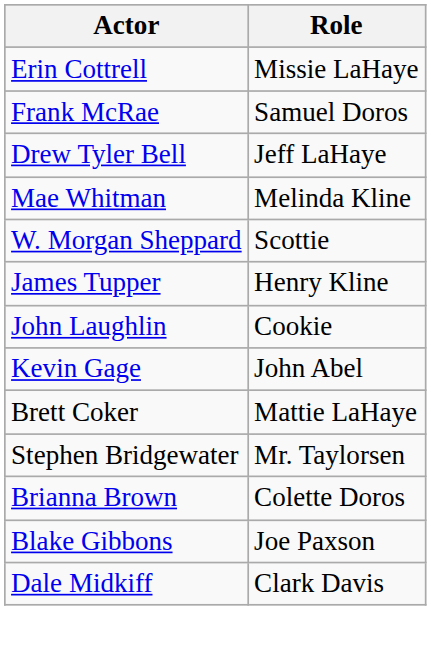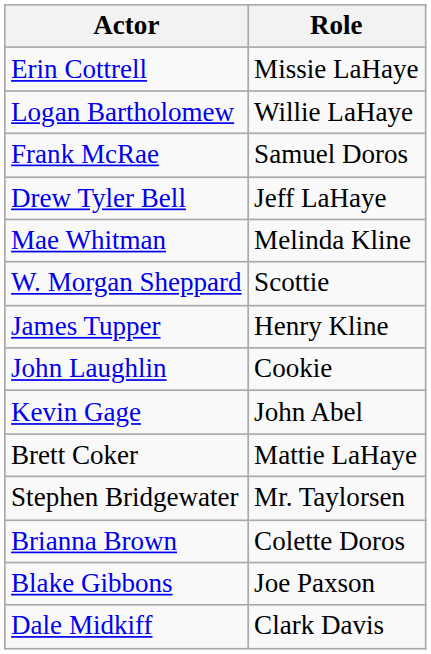+ row: (123, 111)
